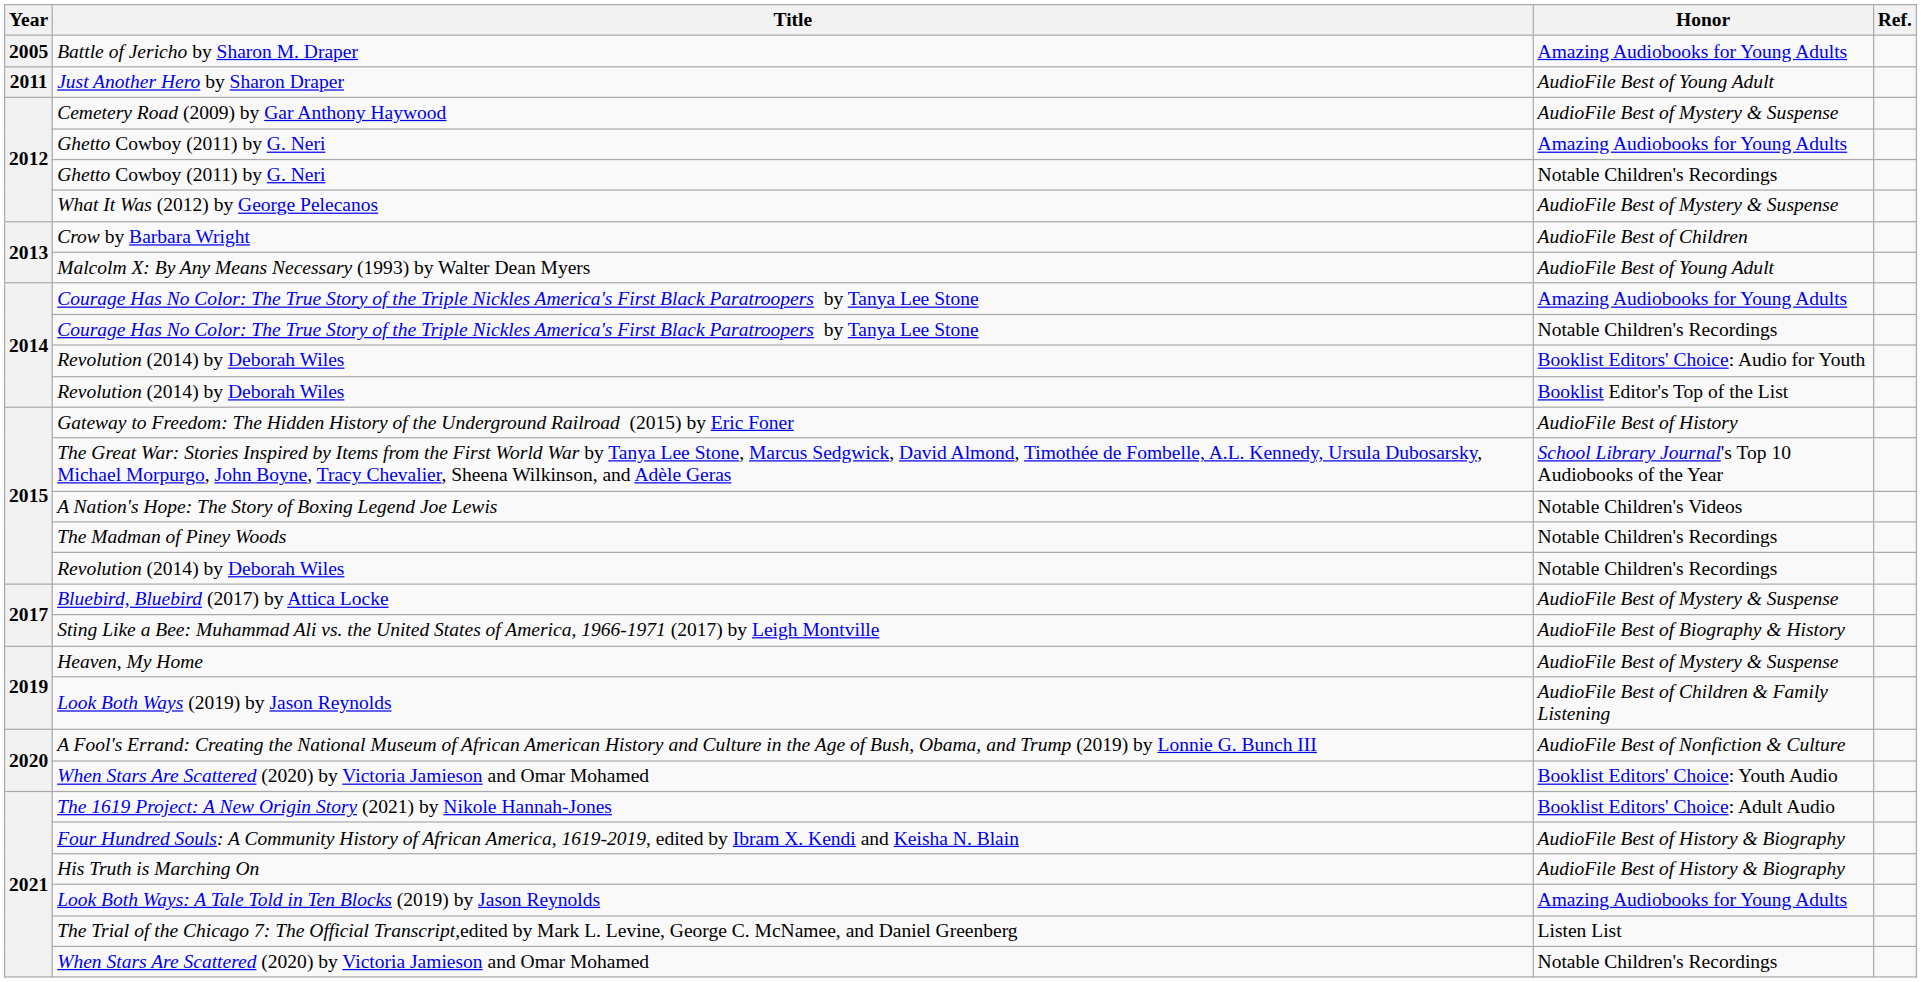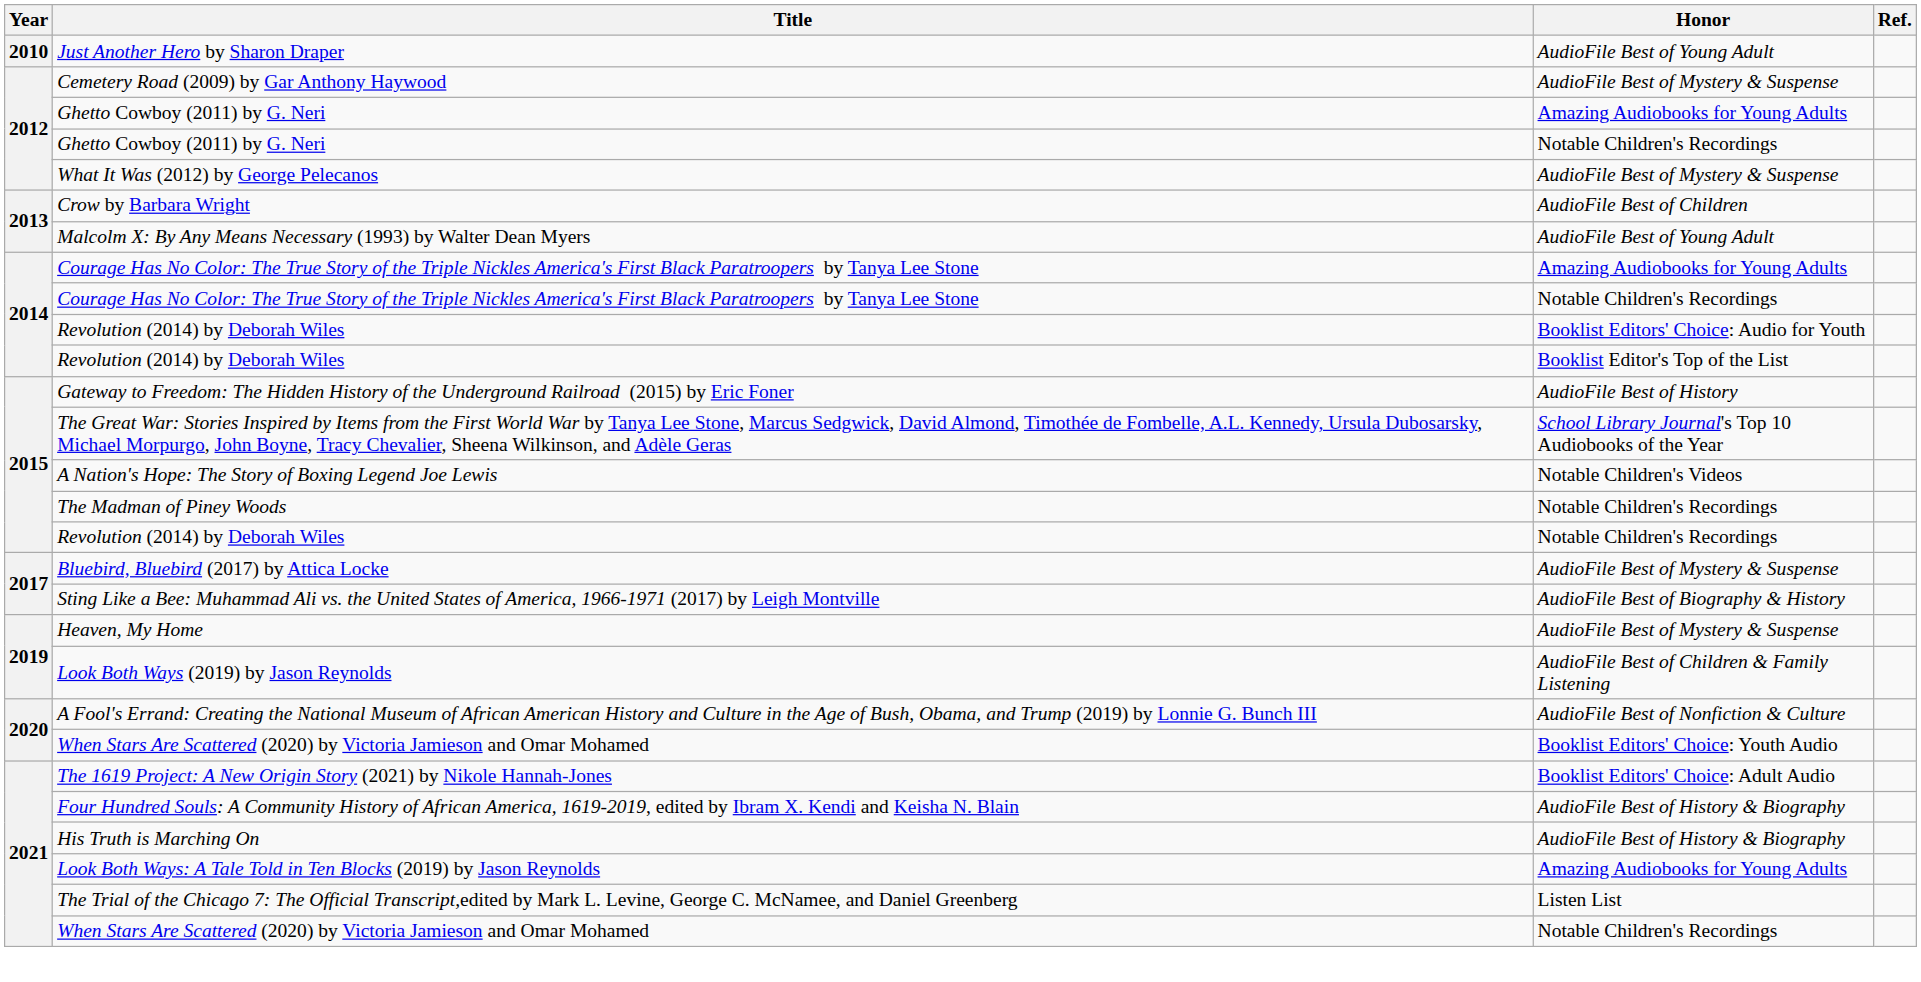- row: (208, 50)
(29, 81) 2011 -> (29, 50) 2010
